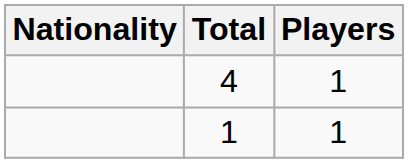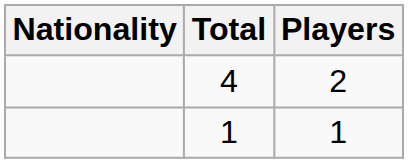(338, 81) 1 -> (338, 81) 2
